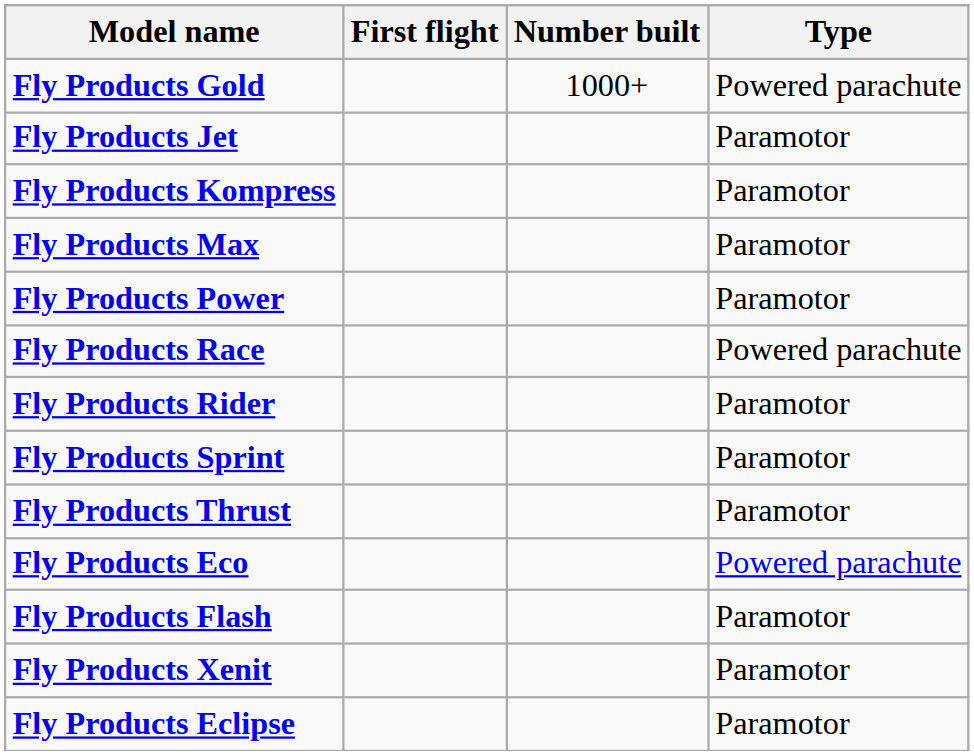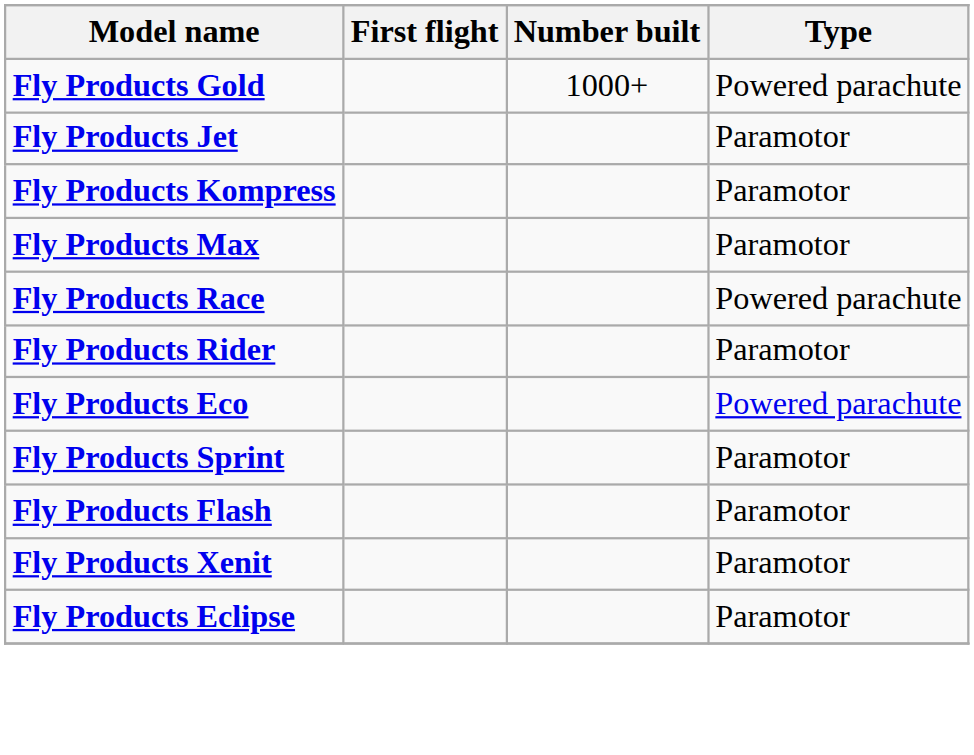- row: (148, 297)
rows swapped: (149, 457) <-> (131, 563)
- row: (152, 510)
